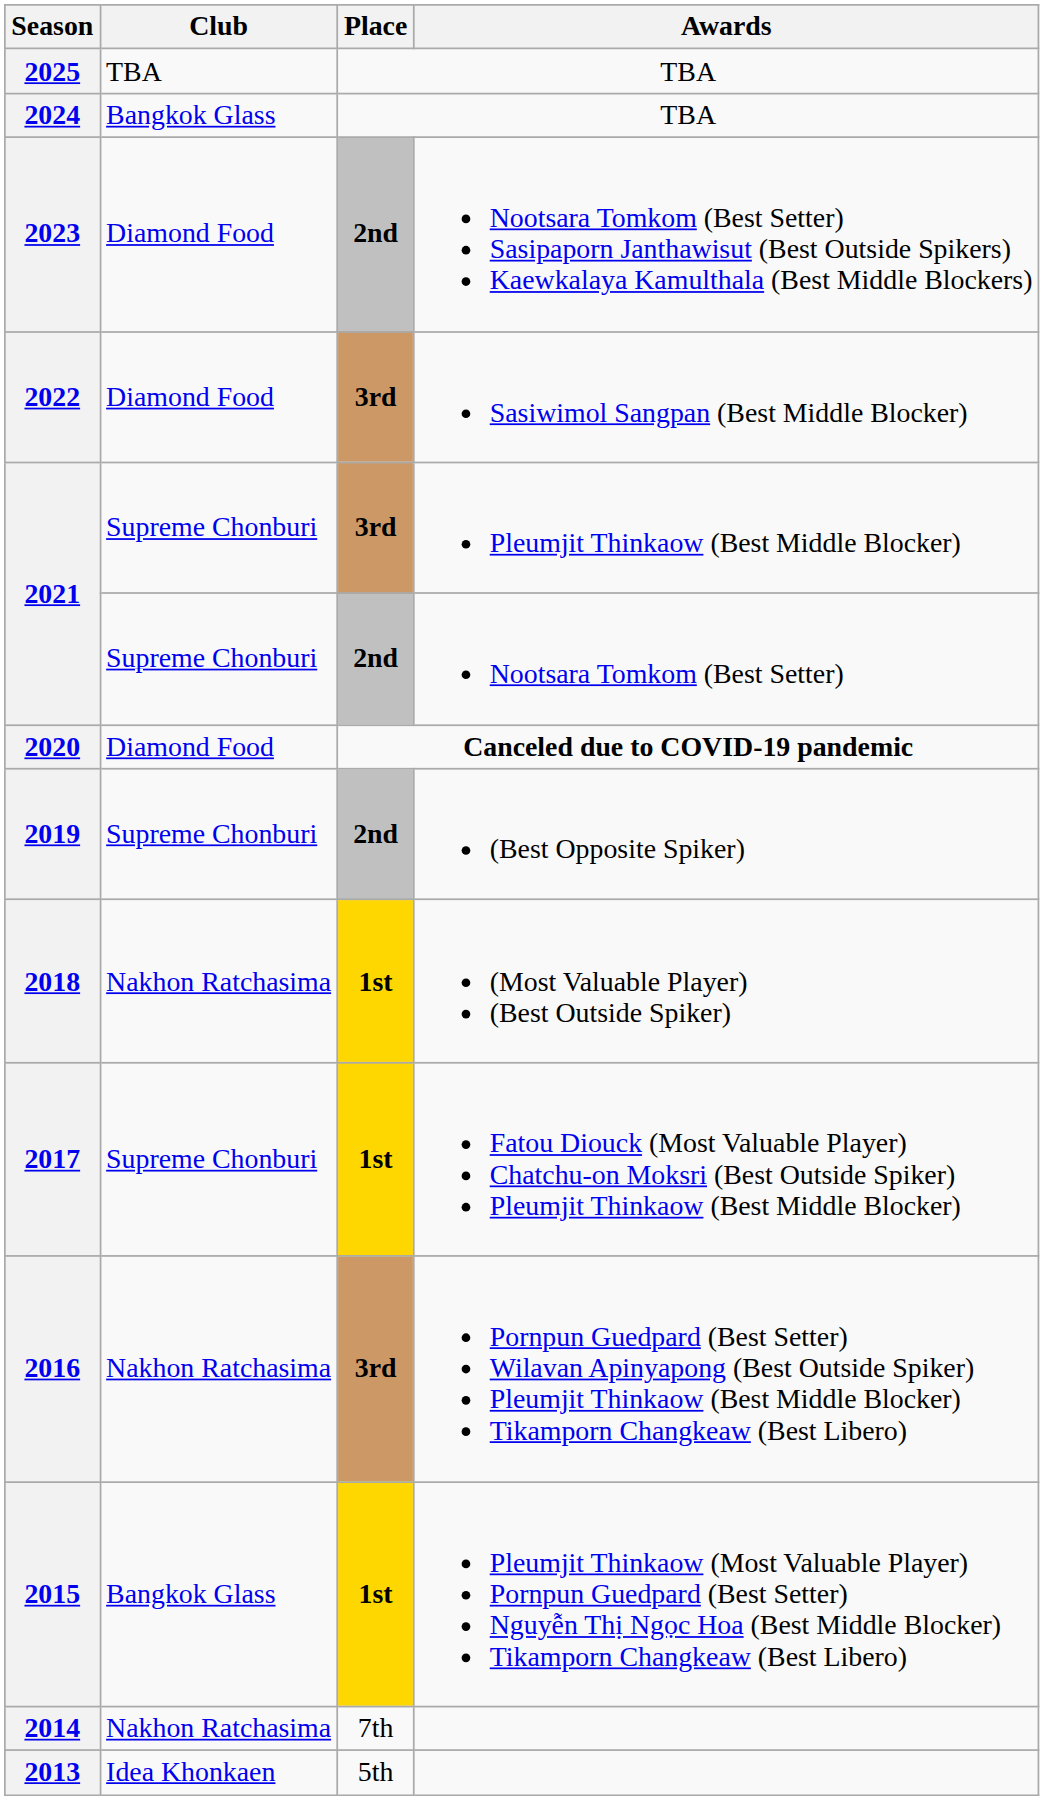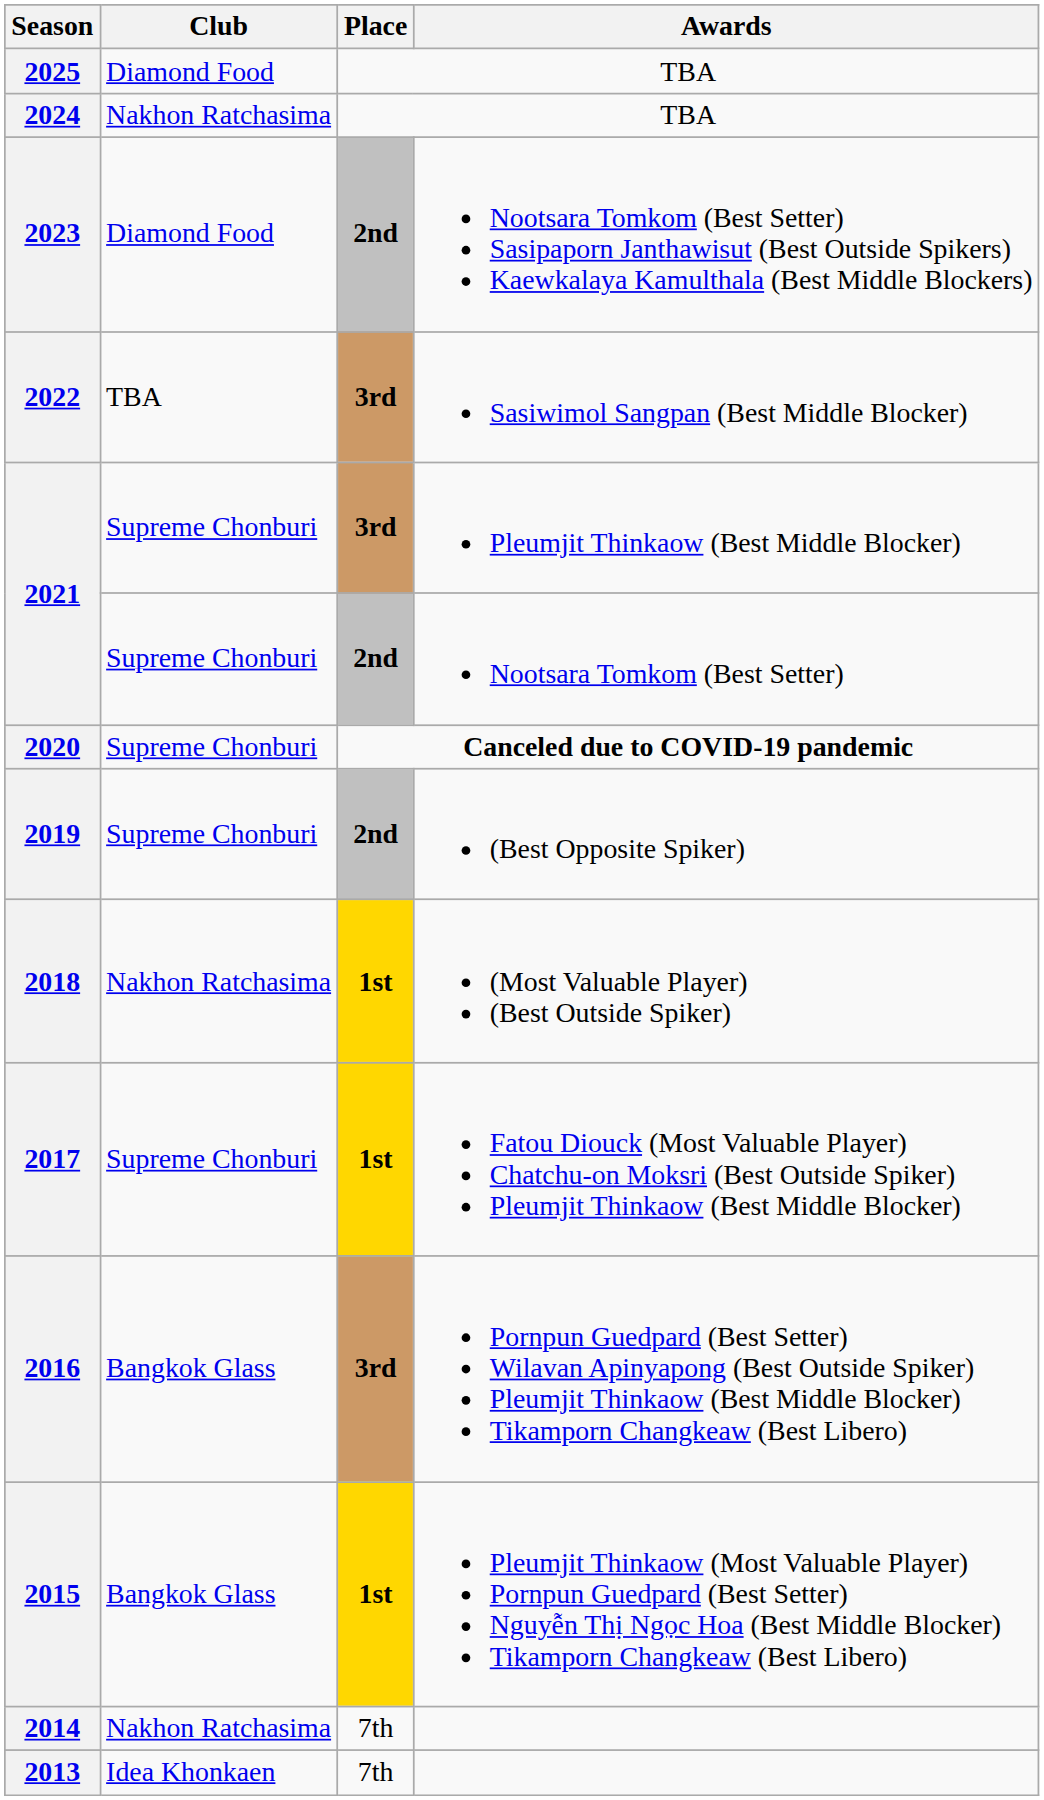(134, 70) TBA -> (190, 70) Diamond Food
(191, 114) Bangkok Glass -> (219, 114) Nakhon Ratchasima
(190, 396) Diamond Food -> (134, 396) TBA
(190, 746) Diamond Food -> (212, 746) Supreme Chonburi
(219, 1368) Nakhon Ratchasima -> (191, 1368) Bangkok Glass
(376, 1772) 5th -> (376, 1772) 7th
